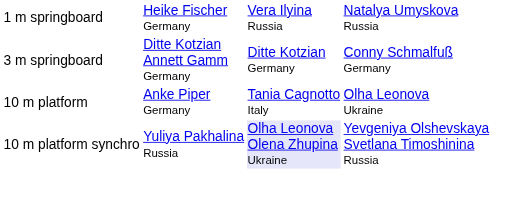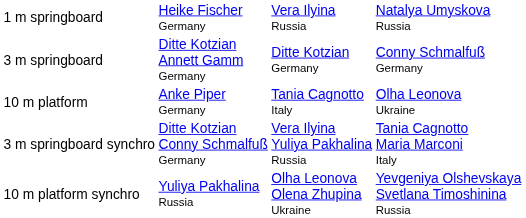+ row: (79, 144)
(293, 144) lavender background -> (316, 194) no background
